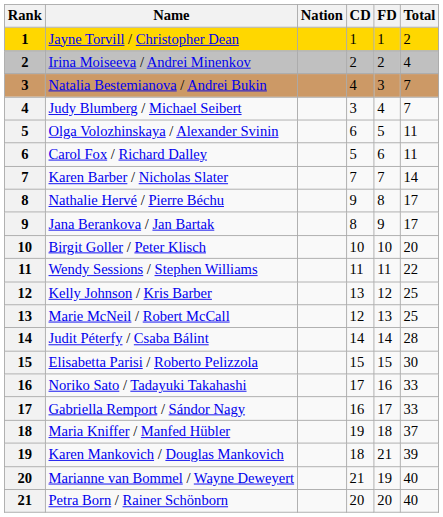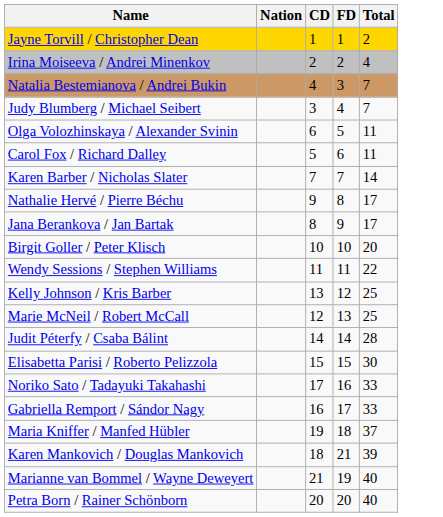- column: (25, 16)
